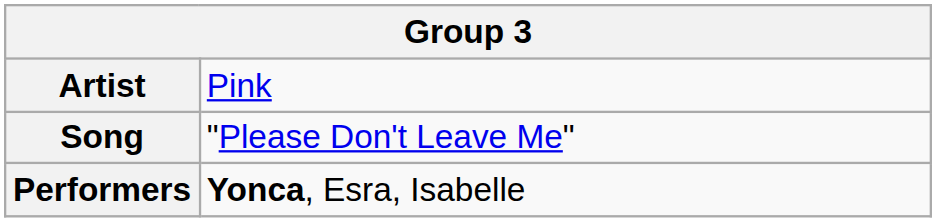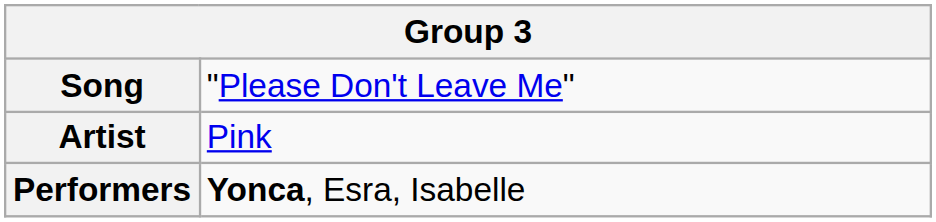rows swapped: (102, 138) <-> (102, 85)
